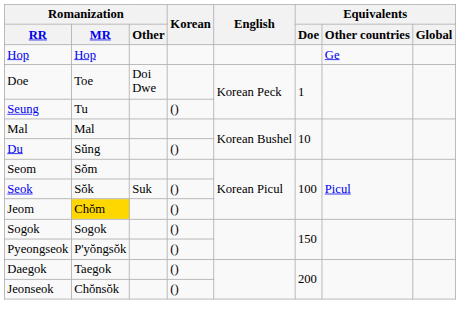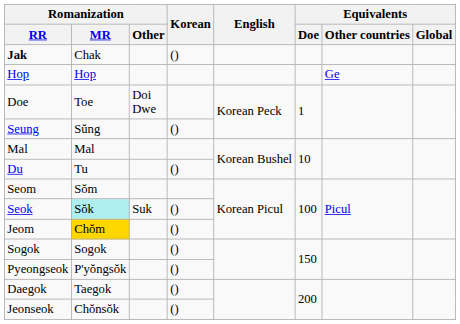+ row: (17, 54)
(81, 108) Tu -> (87, 128) Sŭng
(87, 149) Sŭng -> (81, 169) Tu
(84, 189) no background -> (84, 209) paleturquoise background
